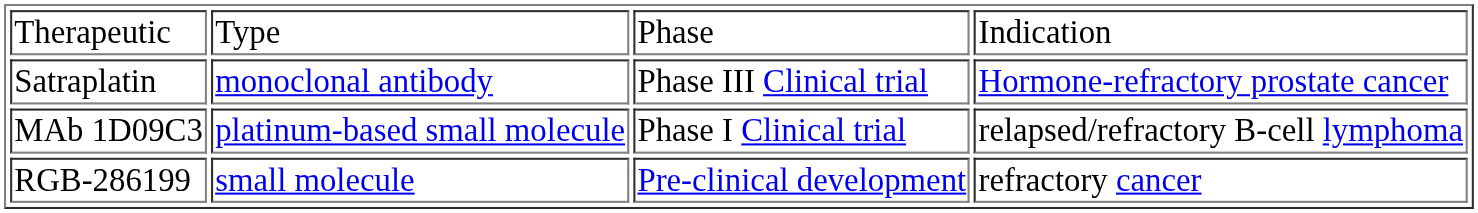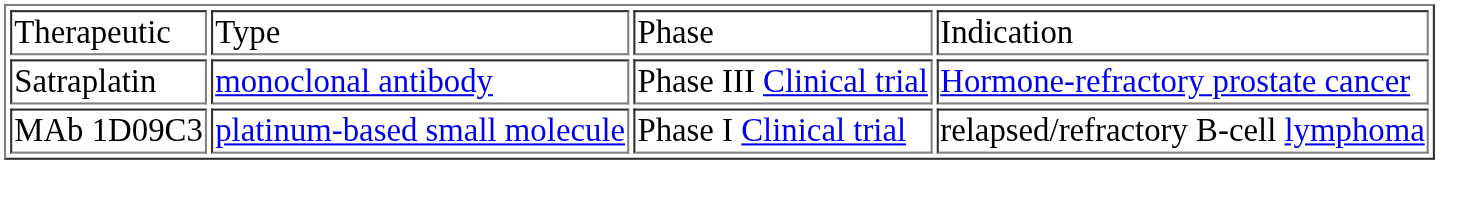- row: (103, 179)
